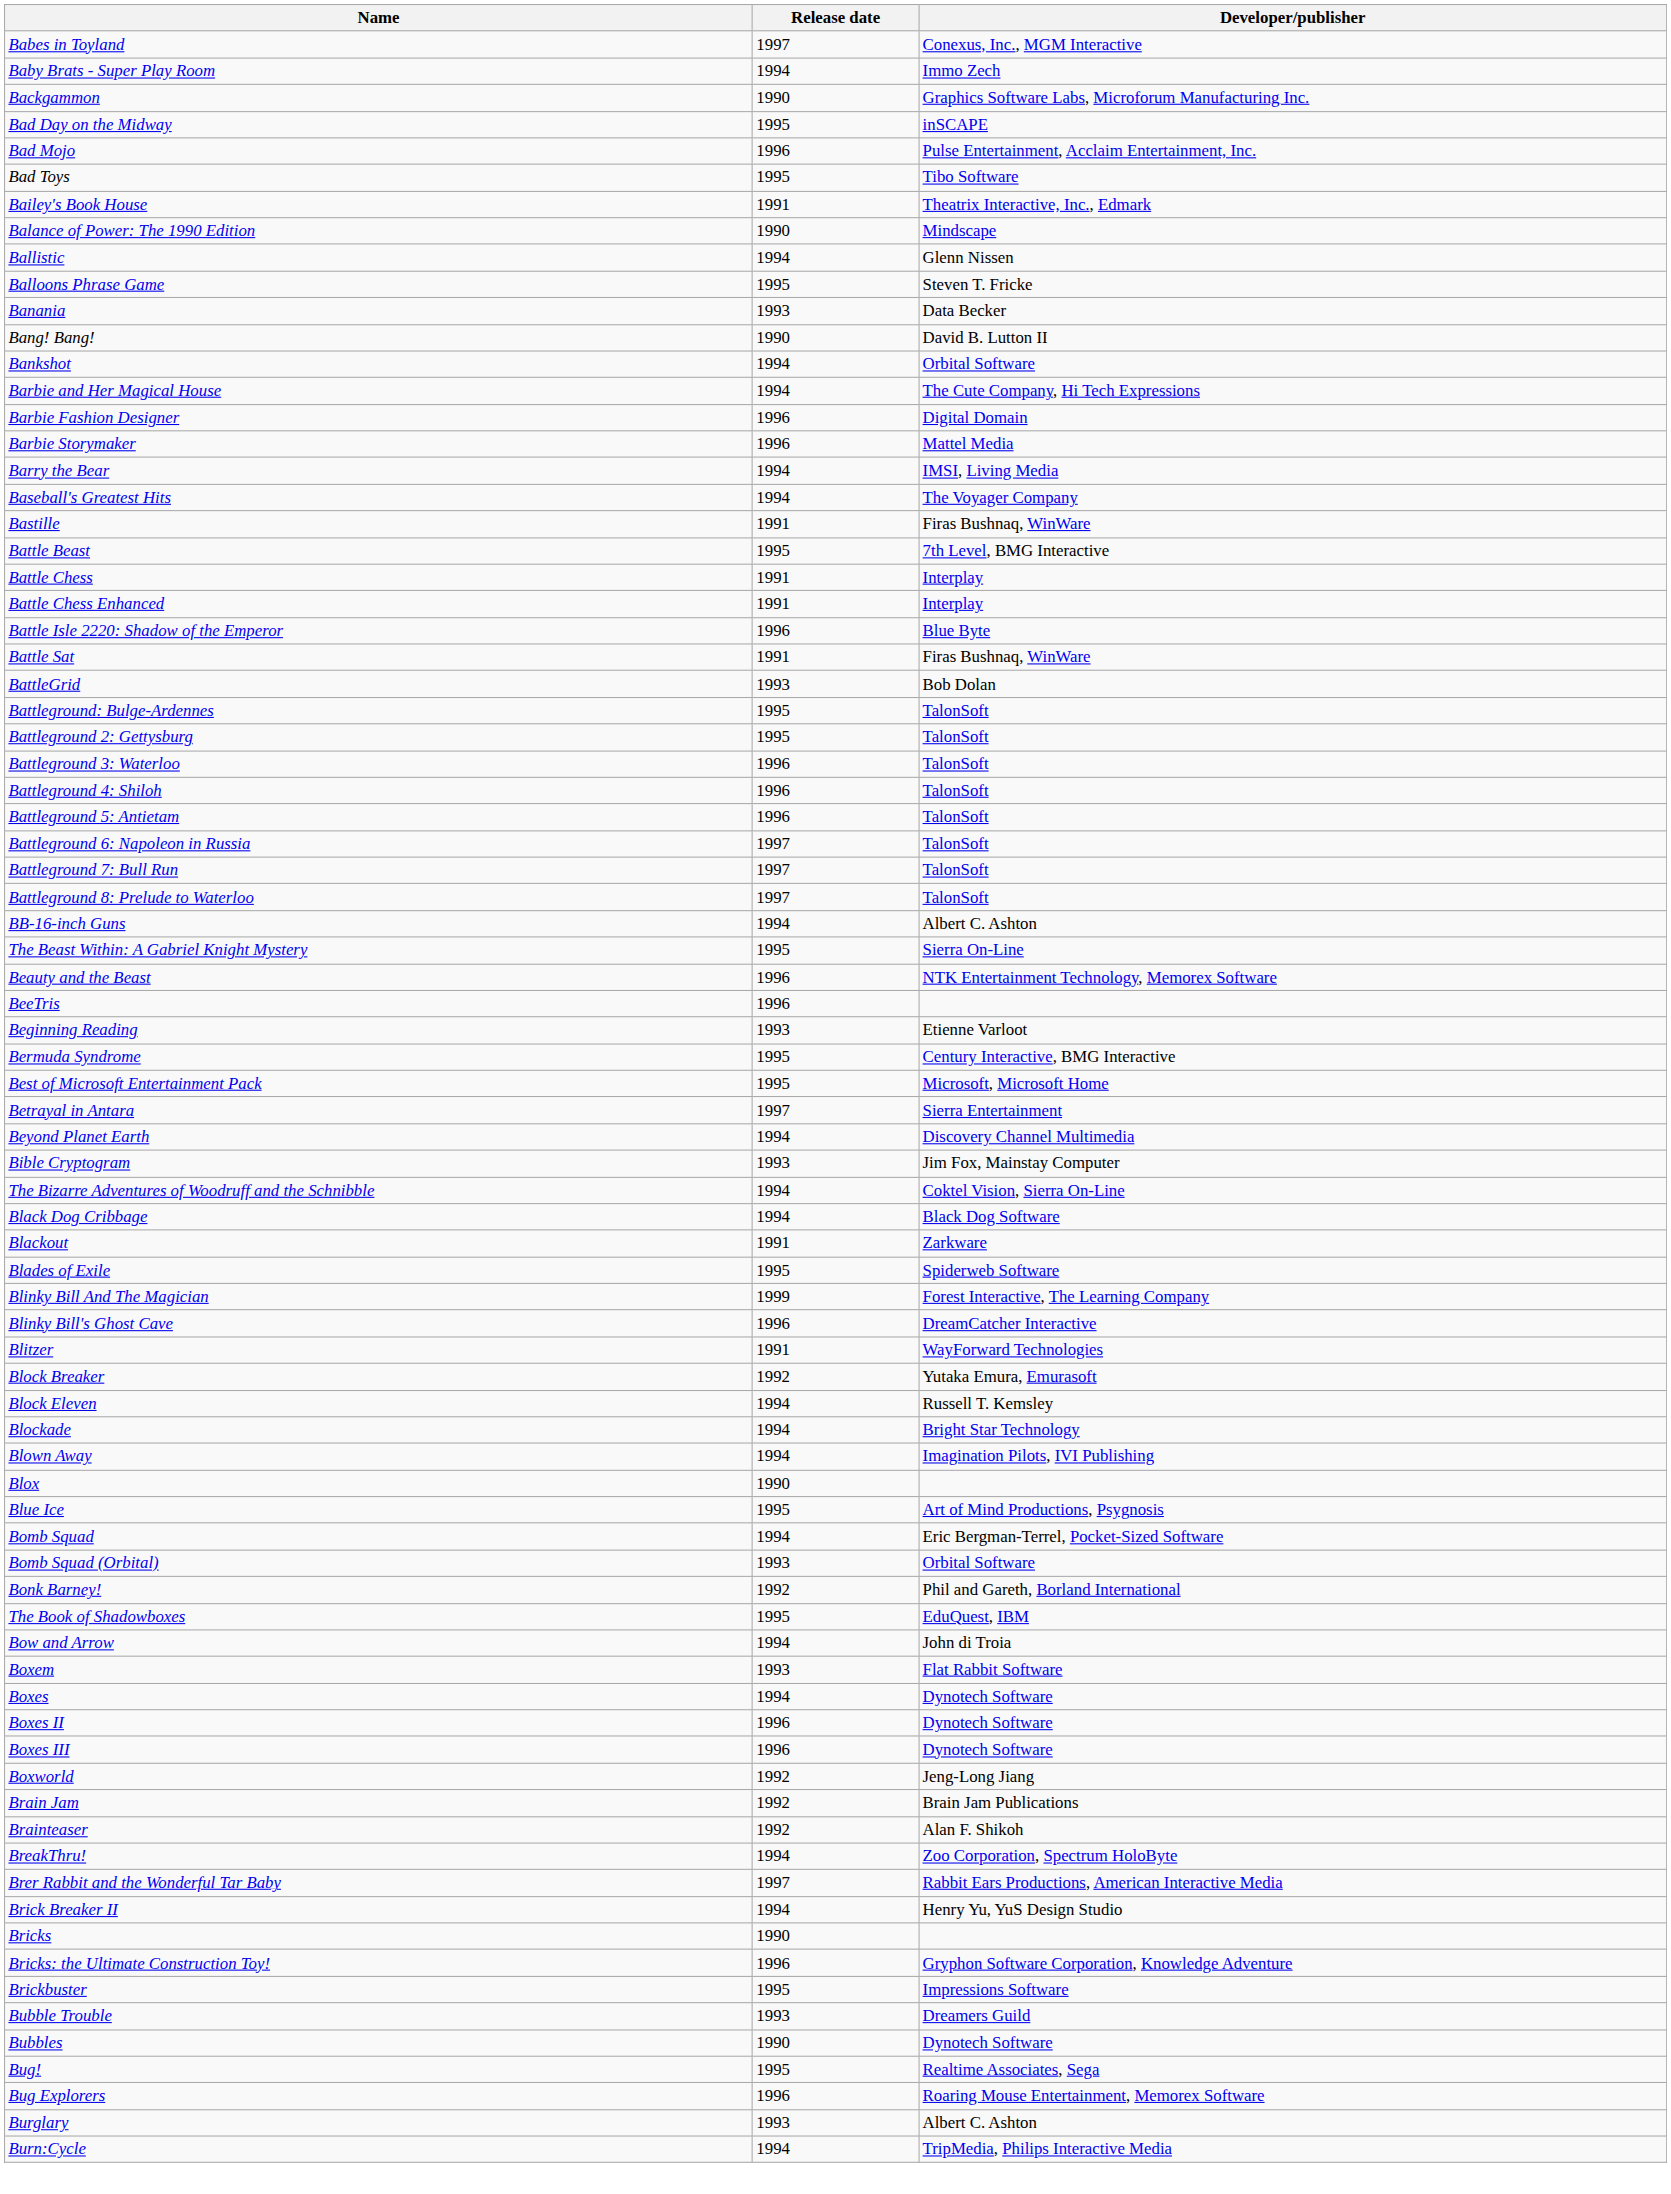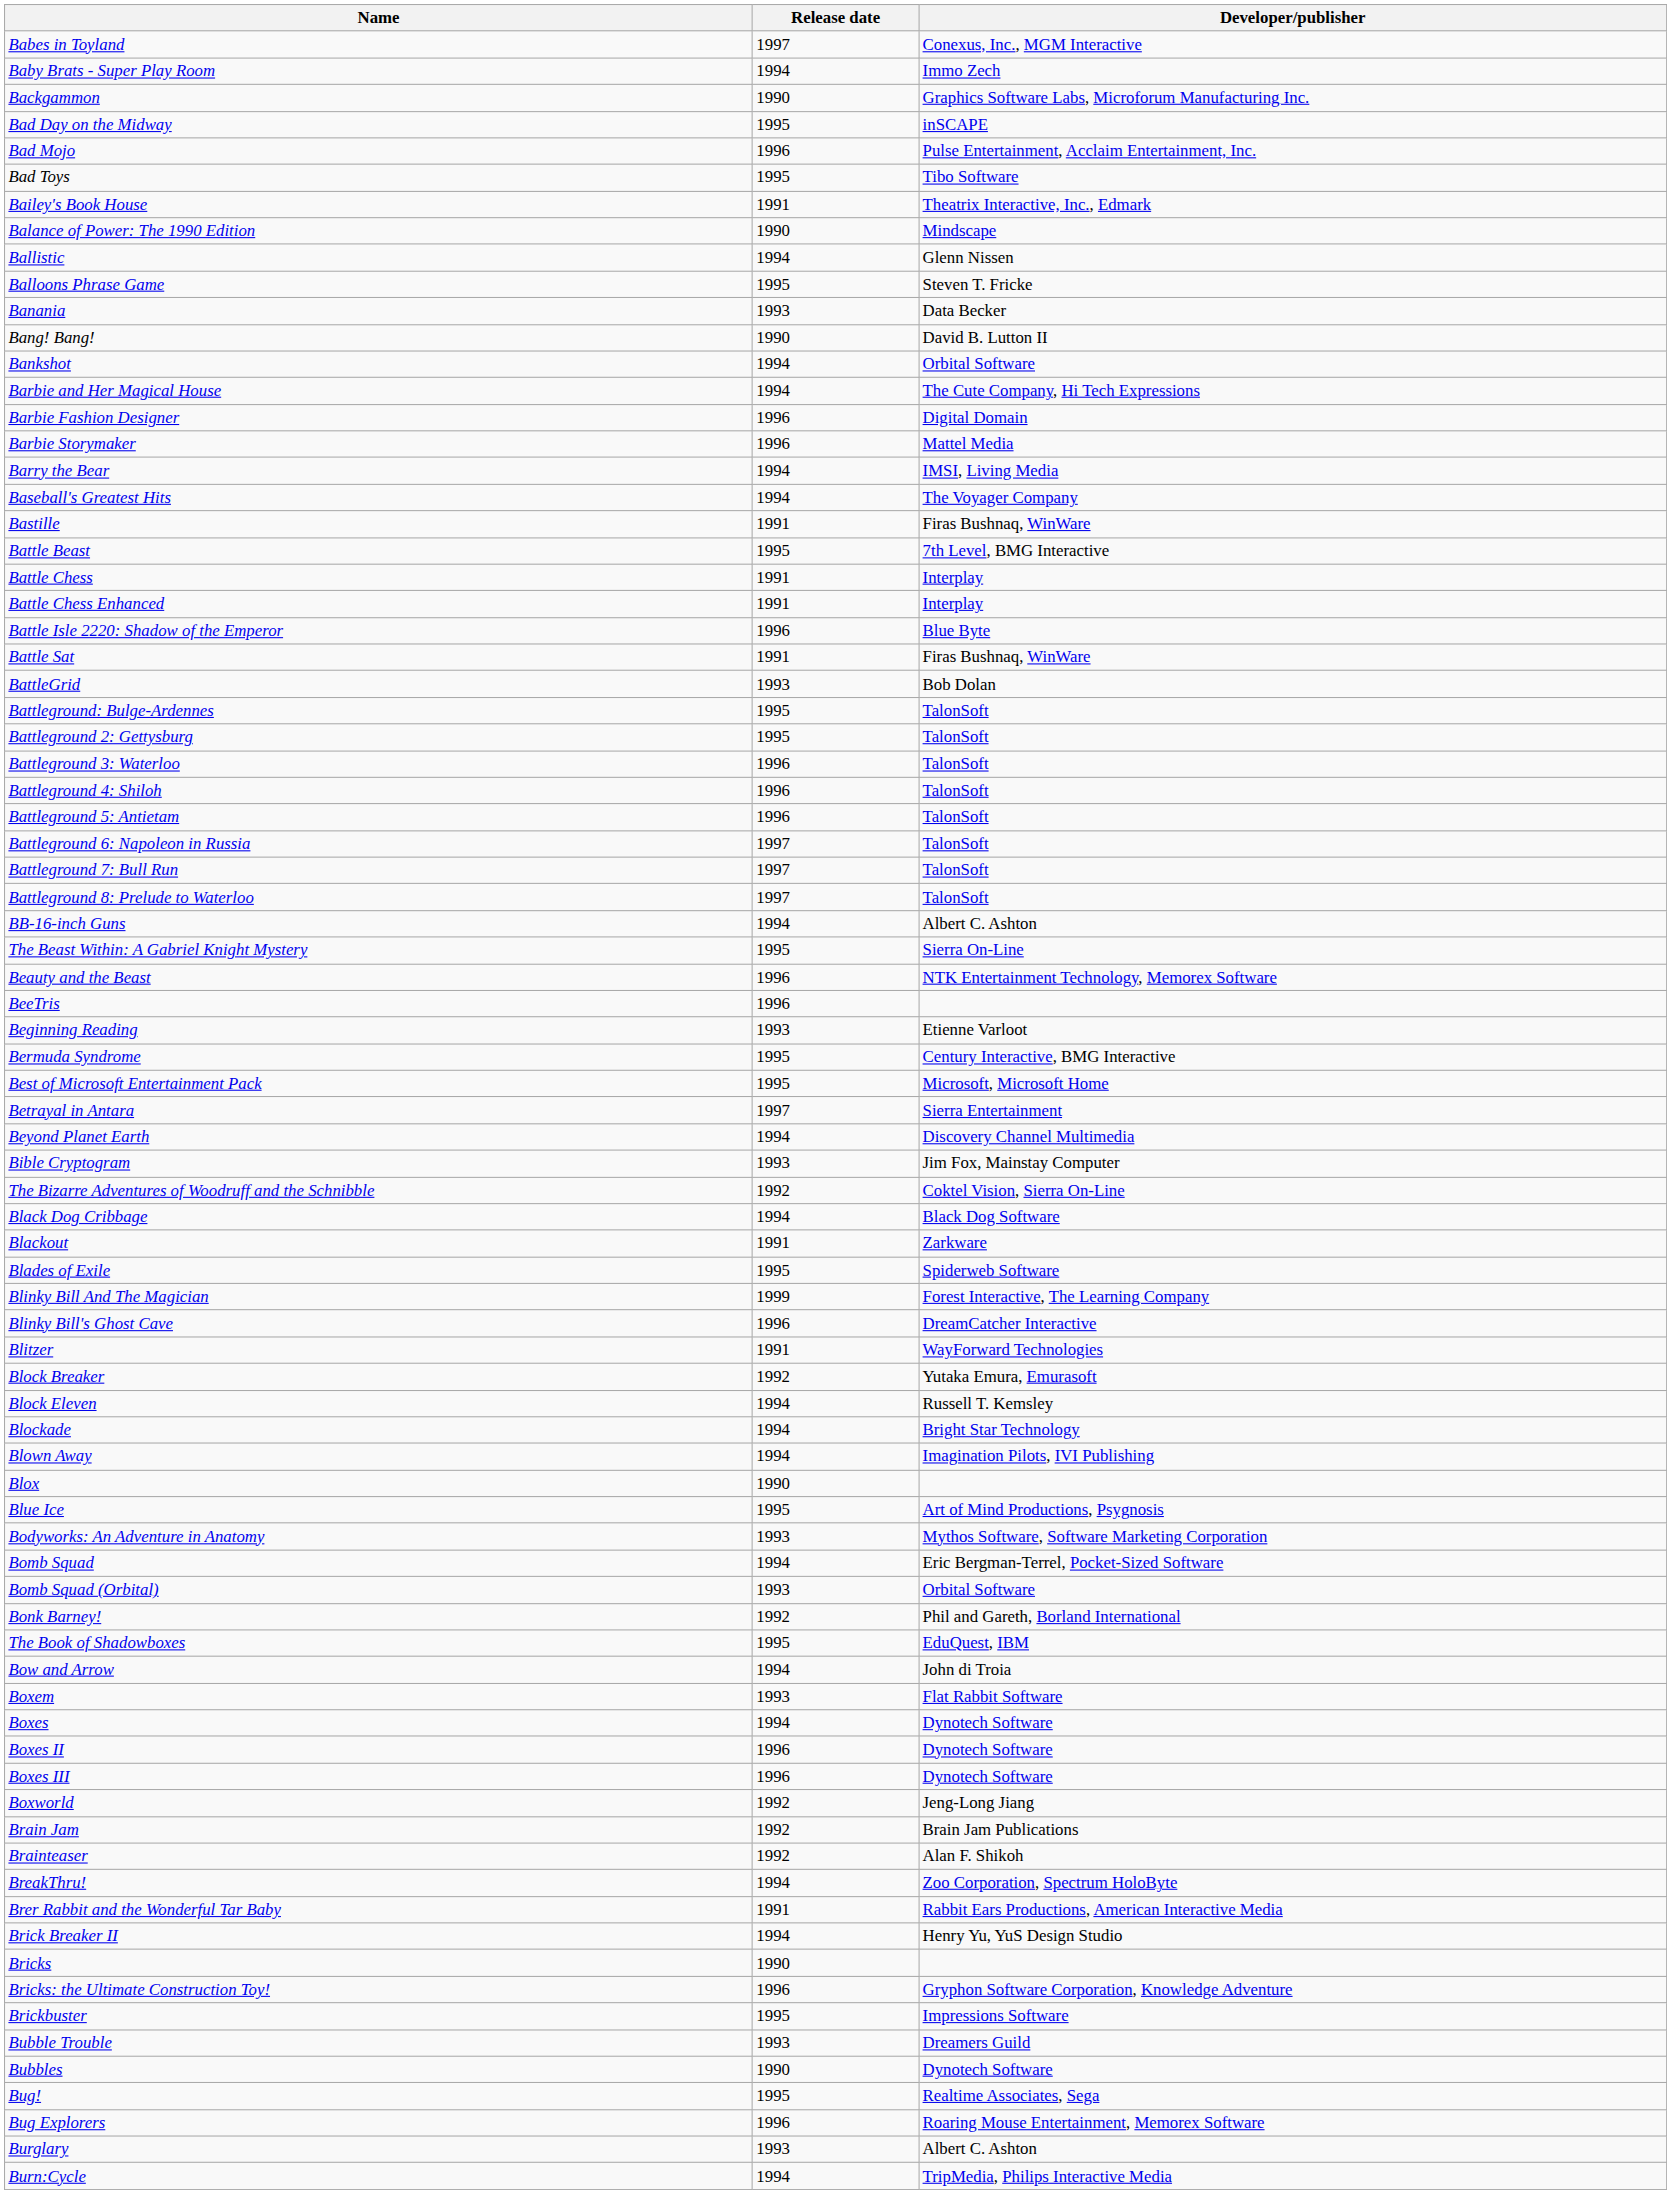(773, 1190) 1994 -> (773, 1190) 1992
+ row: (136, 1536)
(773, 1882) 1997 -> (773, 1909) 1991
